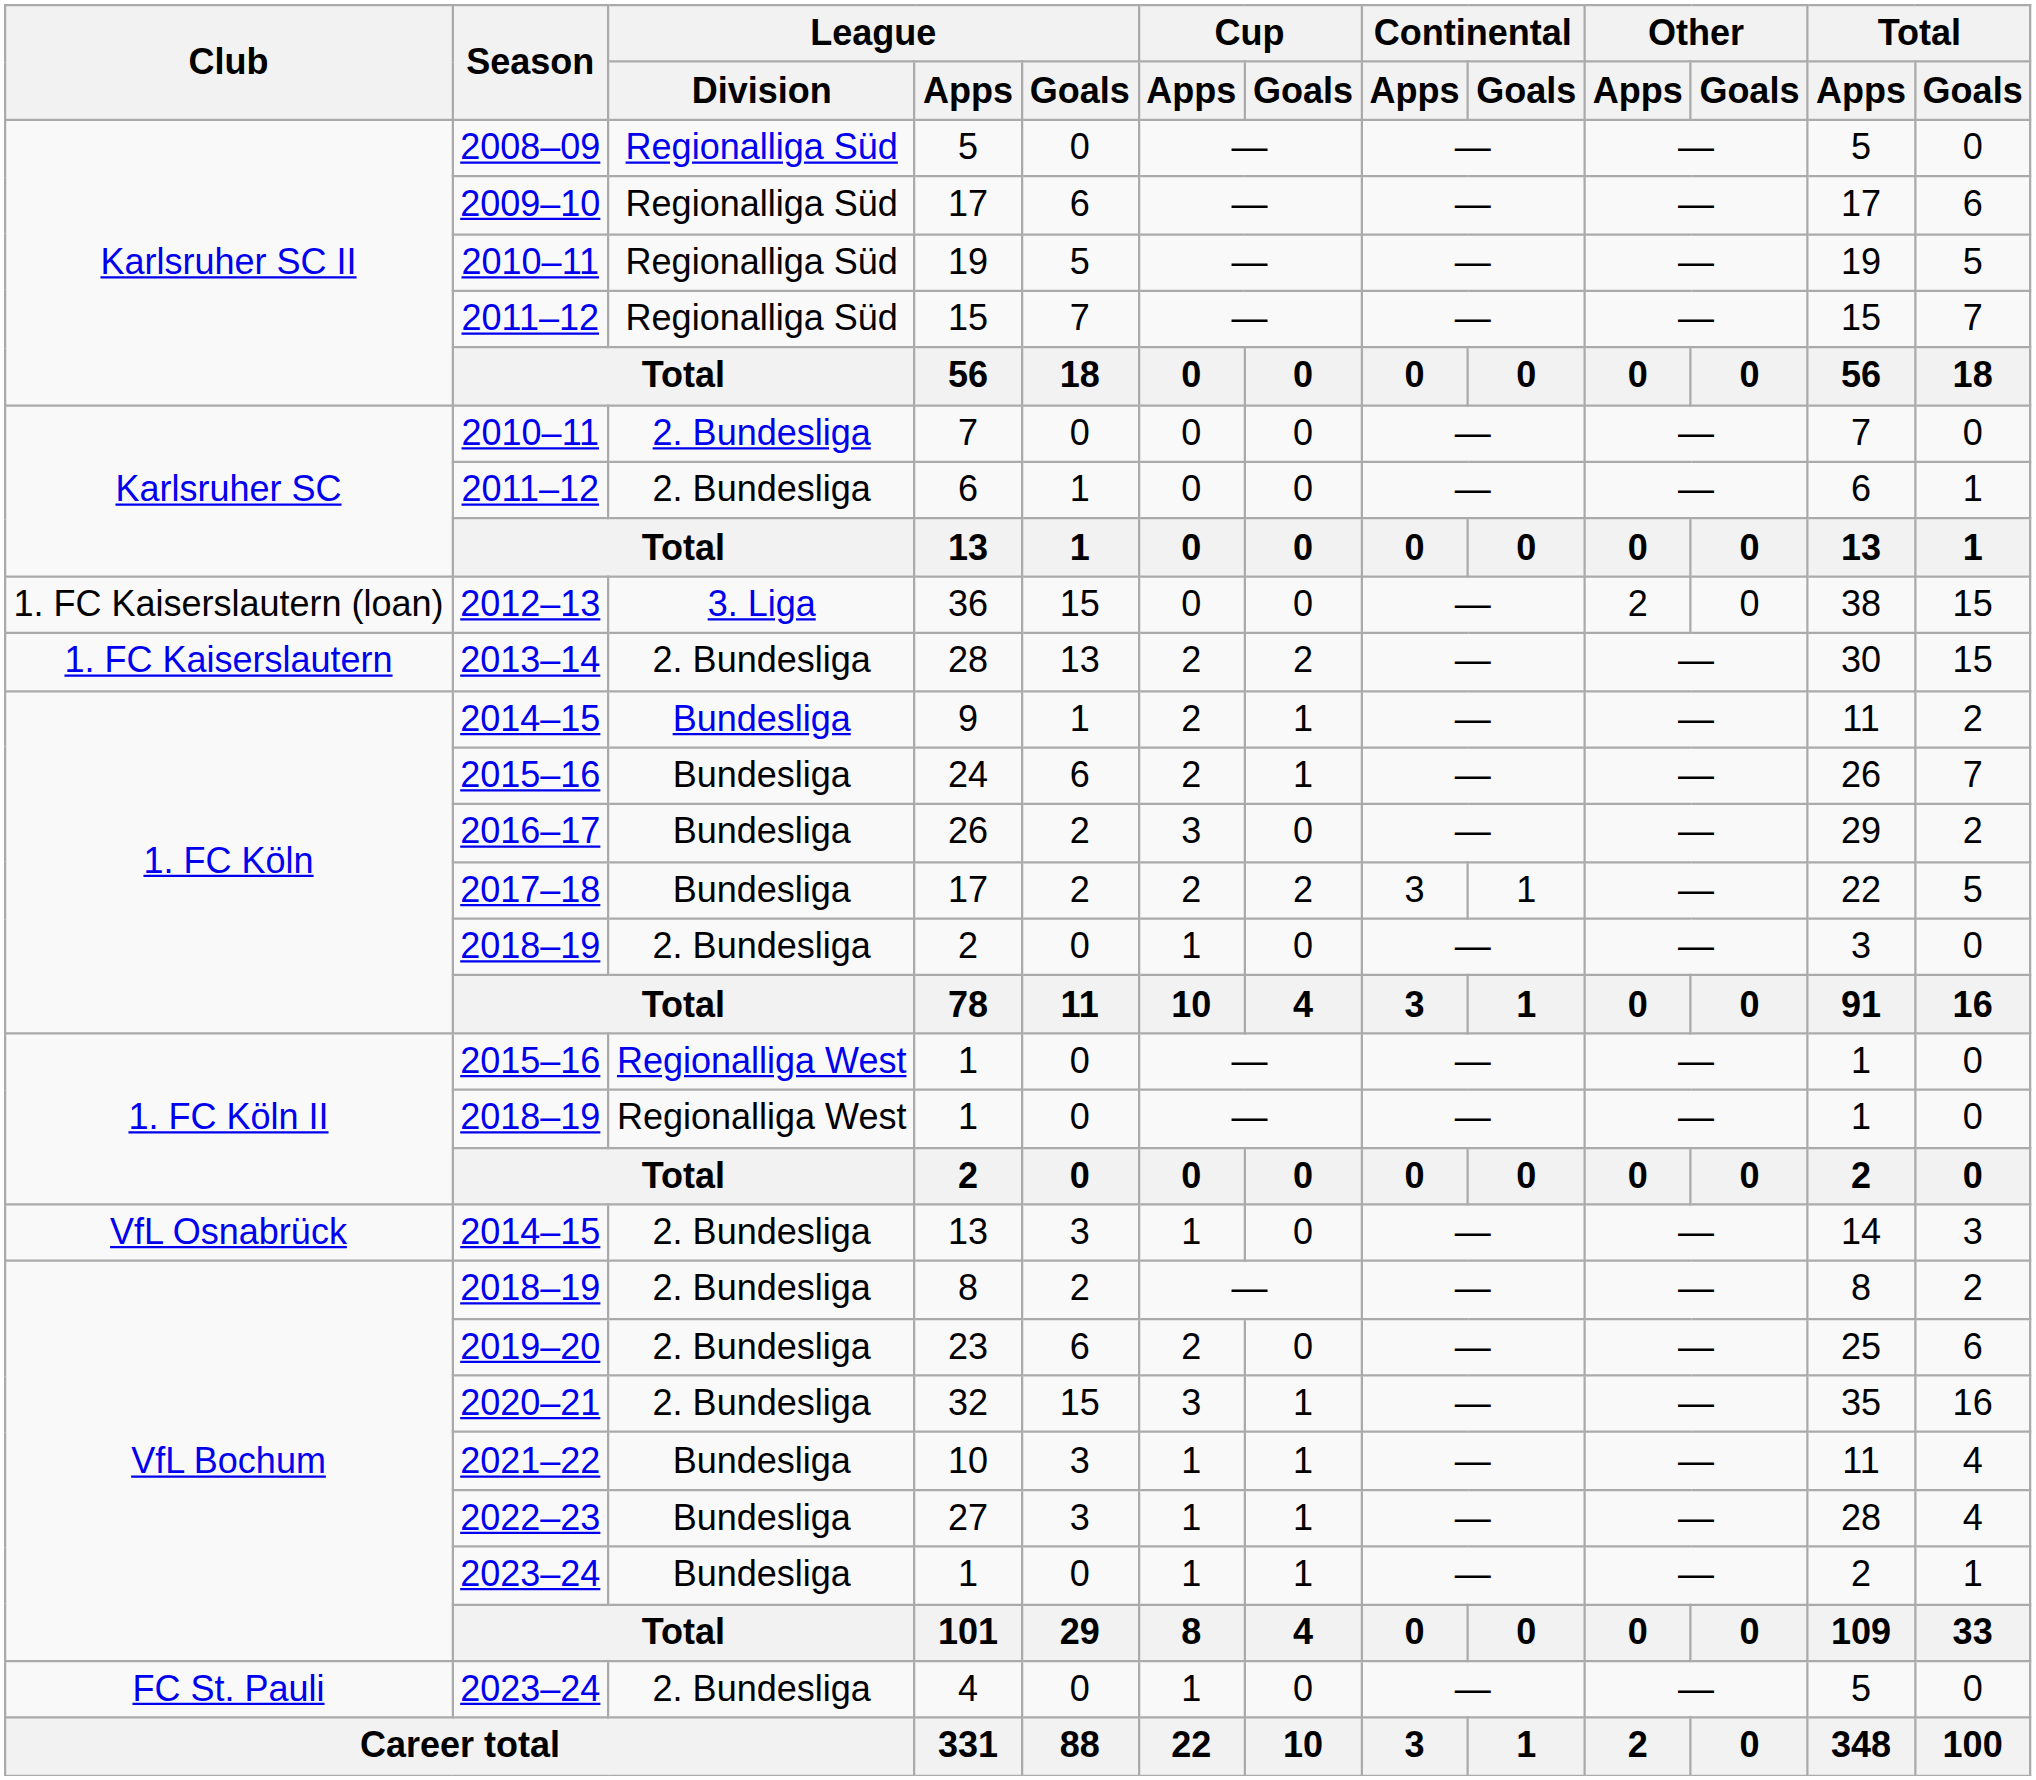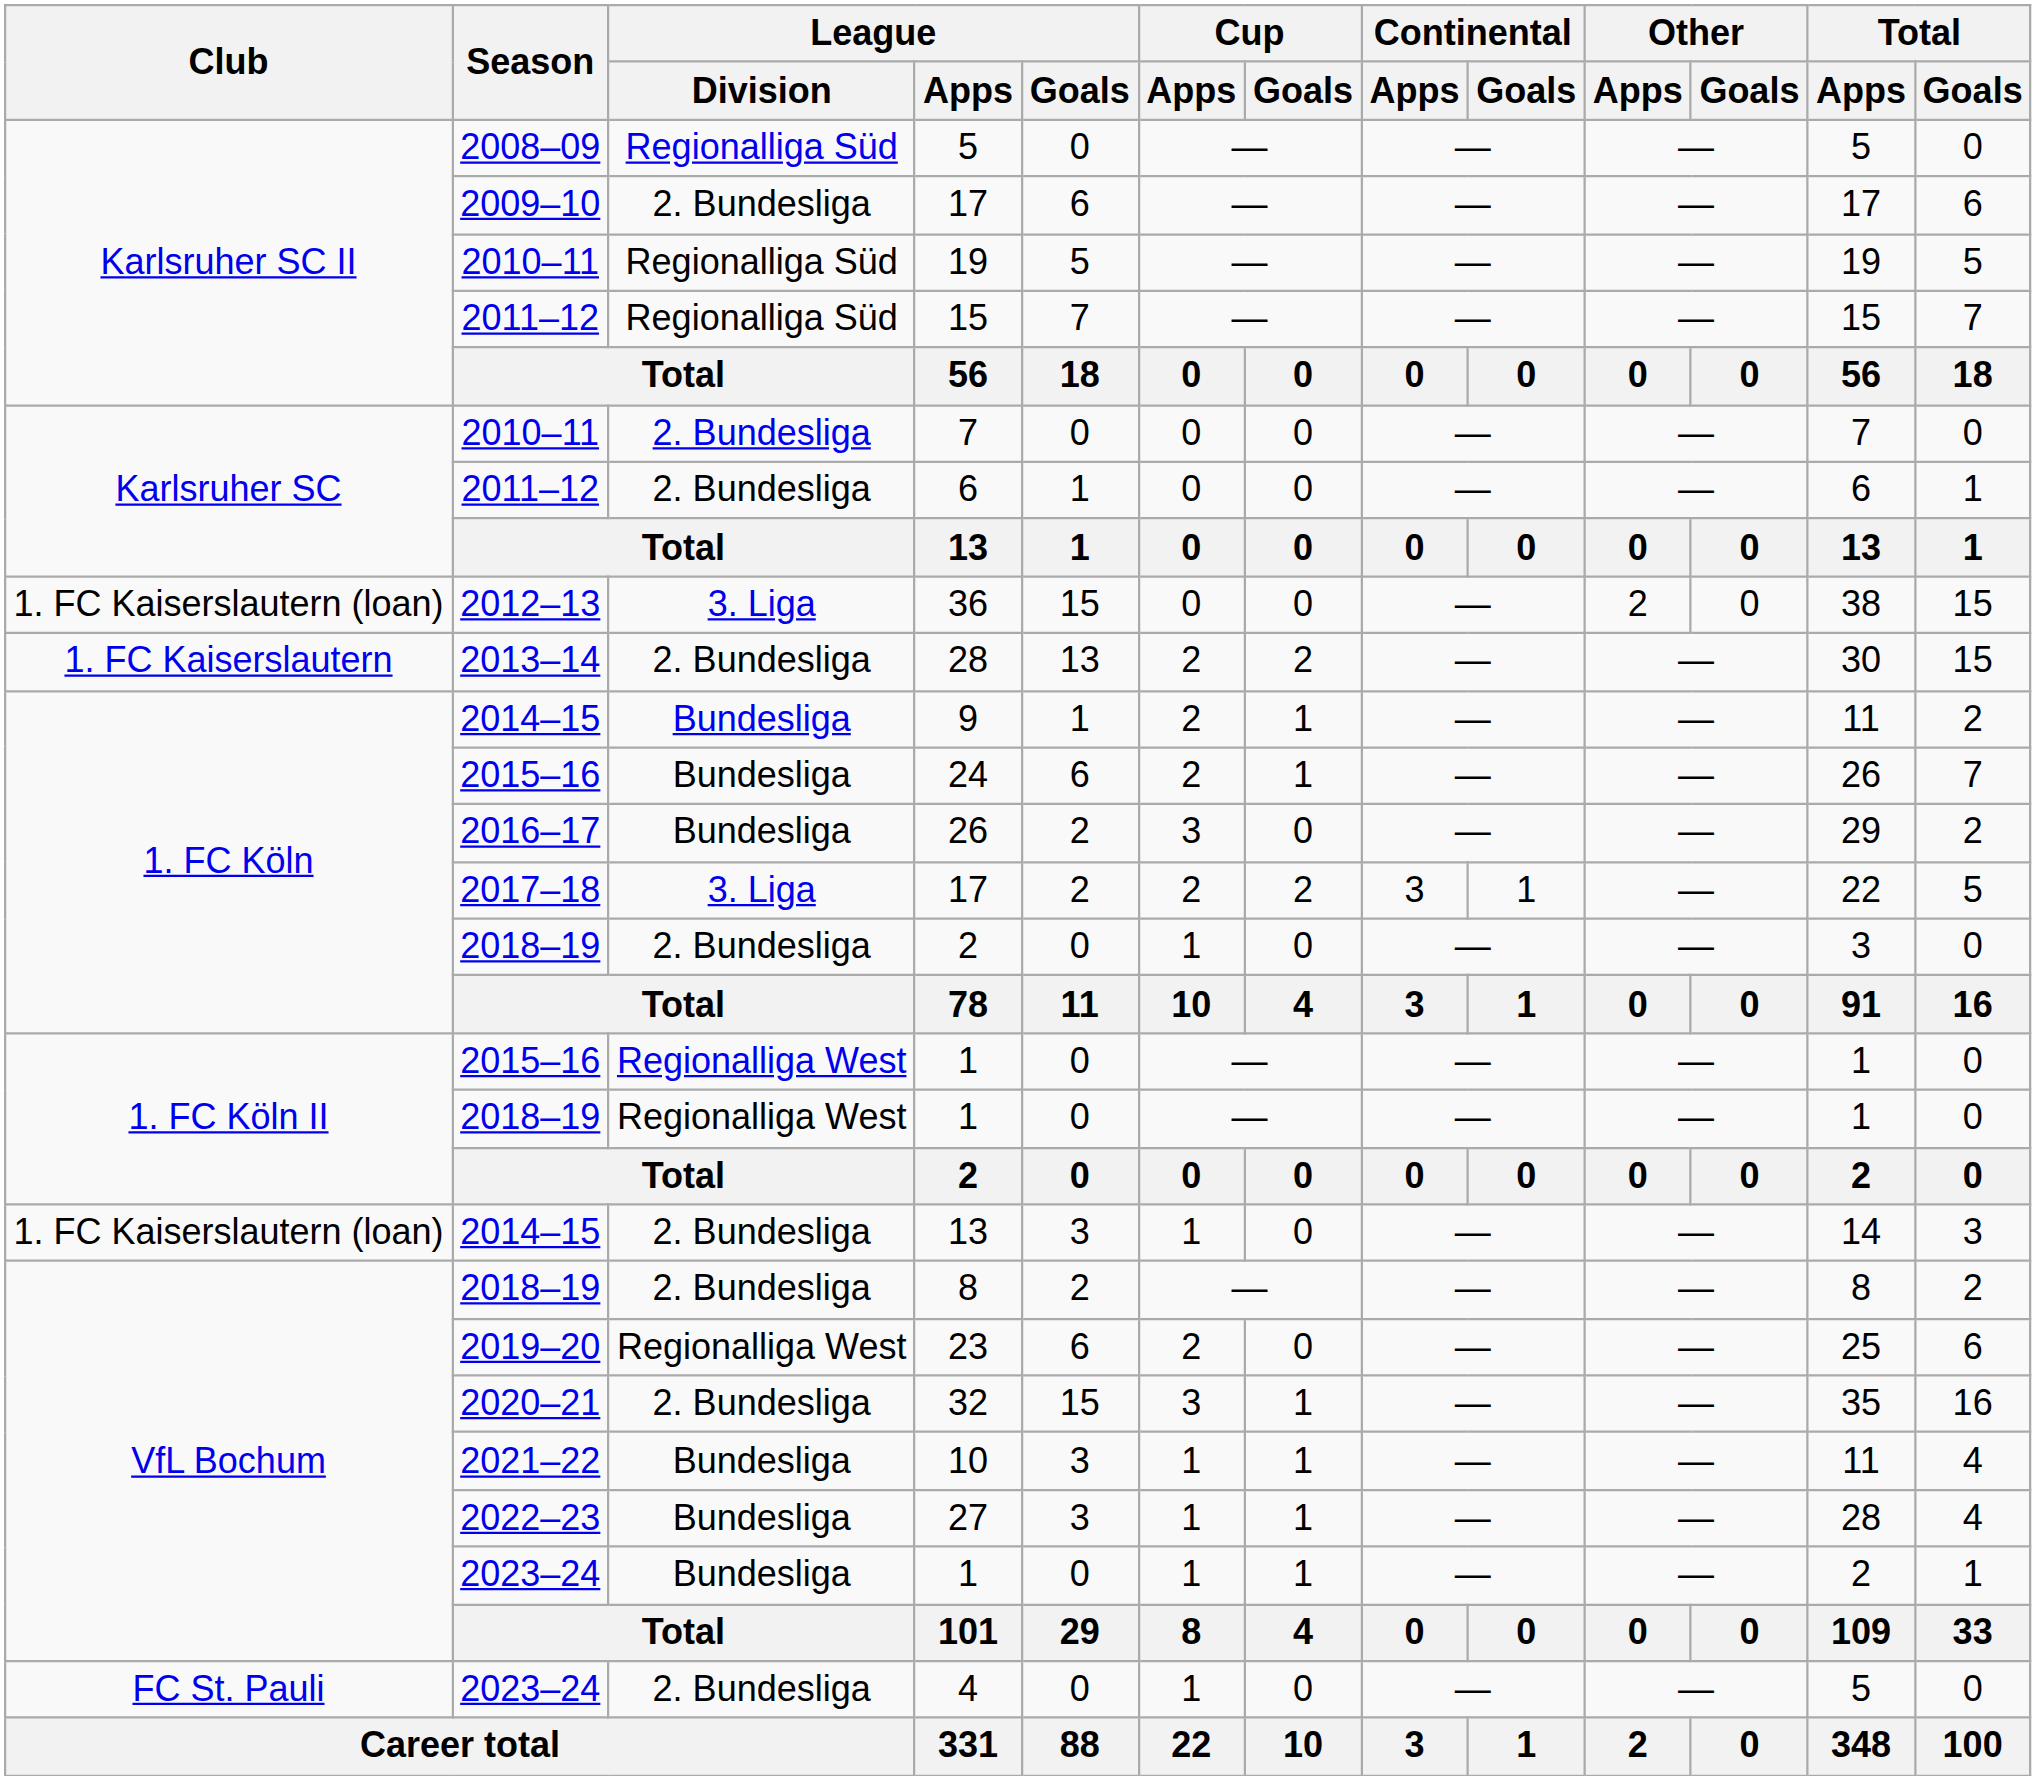(762, 204) Regionalliga Süd -> (762, 204) 2. Bundesliga
(762, 889) Bundesliga -> (762, 889) 3. Liga
(228, 1232) VfL Osnabrück -> (229, 1232) 1. FC Kaiserslautern (loan)
(762, 1346) 2. Bundesliga -> (762, 1346) Regionalliga West
